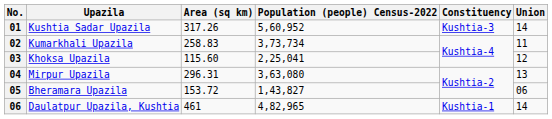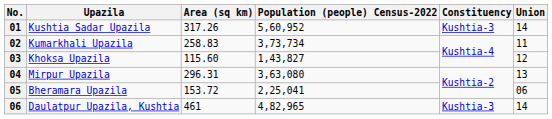(281, 59) 2,25,041 -> (281, 59) 1,43,827
(281, 91) 1,43,827 -> (281, 91) 2,25,041
(468, 106) Kushtia-1 -> (468, 106) Kushtia-3
